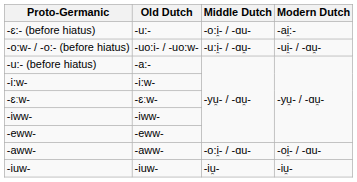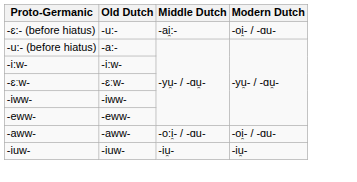(227, 30) -o:i̯- / -ɑu- -> (168, 30) -ai̯:-
(286, 30) -ai̯:- -> (254, 30) -oi̯- / -ɑu-
- row: (68, 47)
